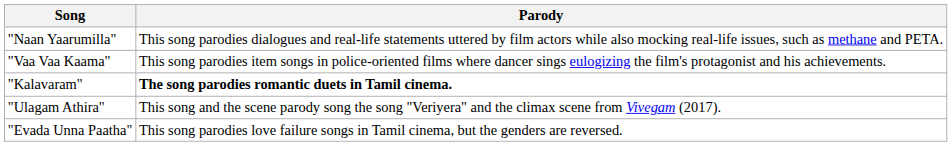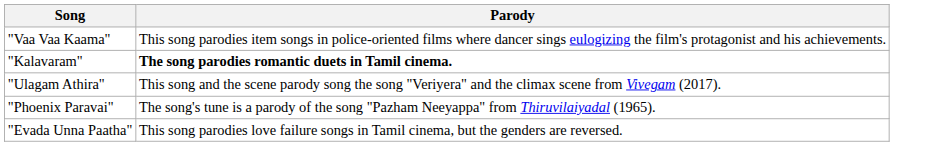- row: (62, 38)
+ row: (61, 107)
